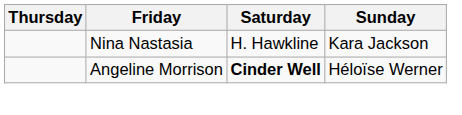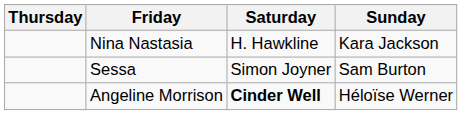+ row: (113, 69)
